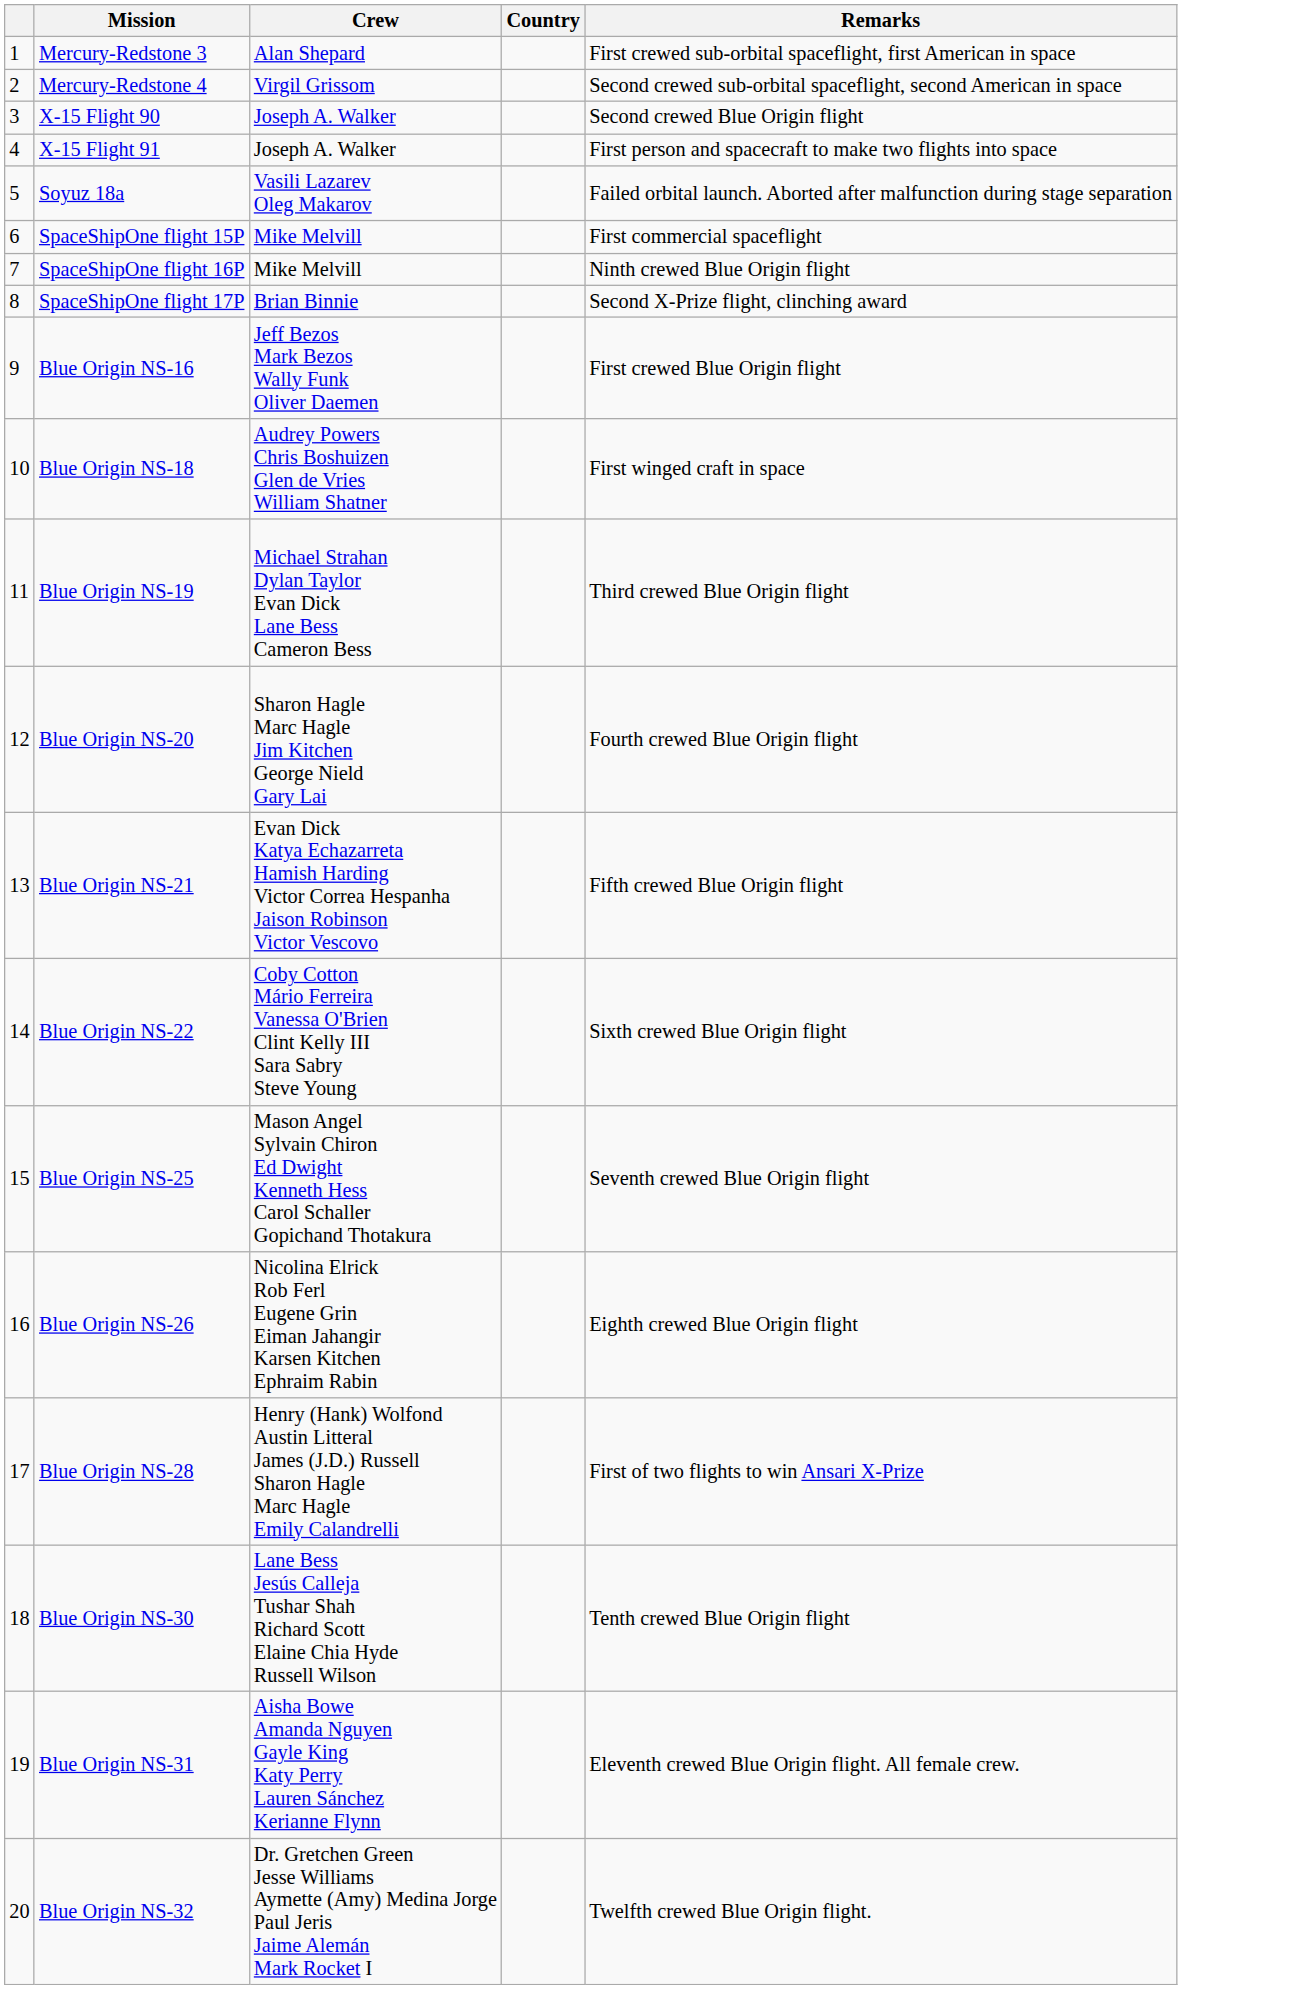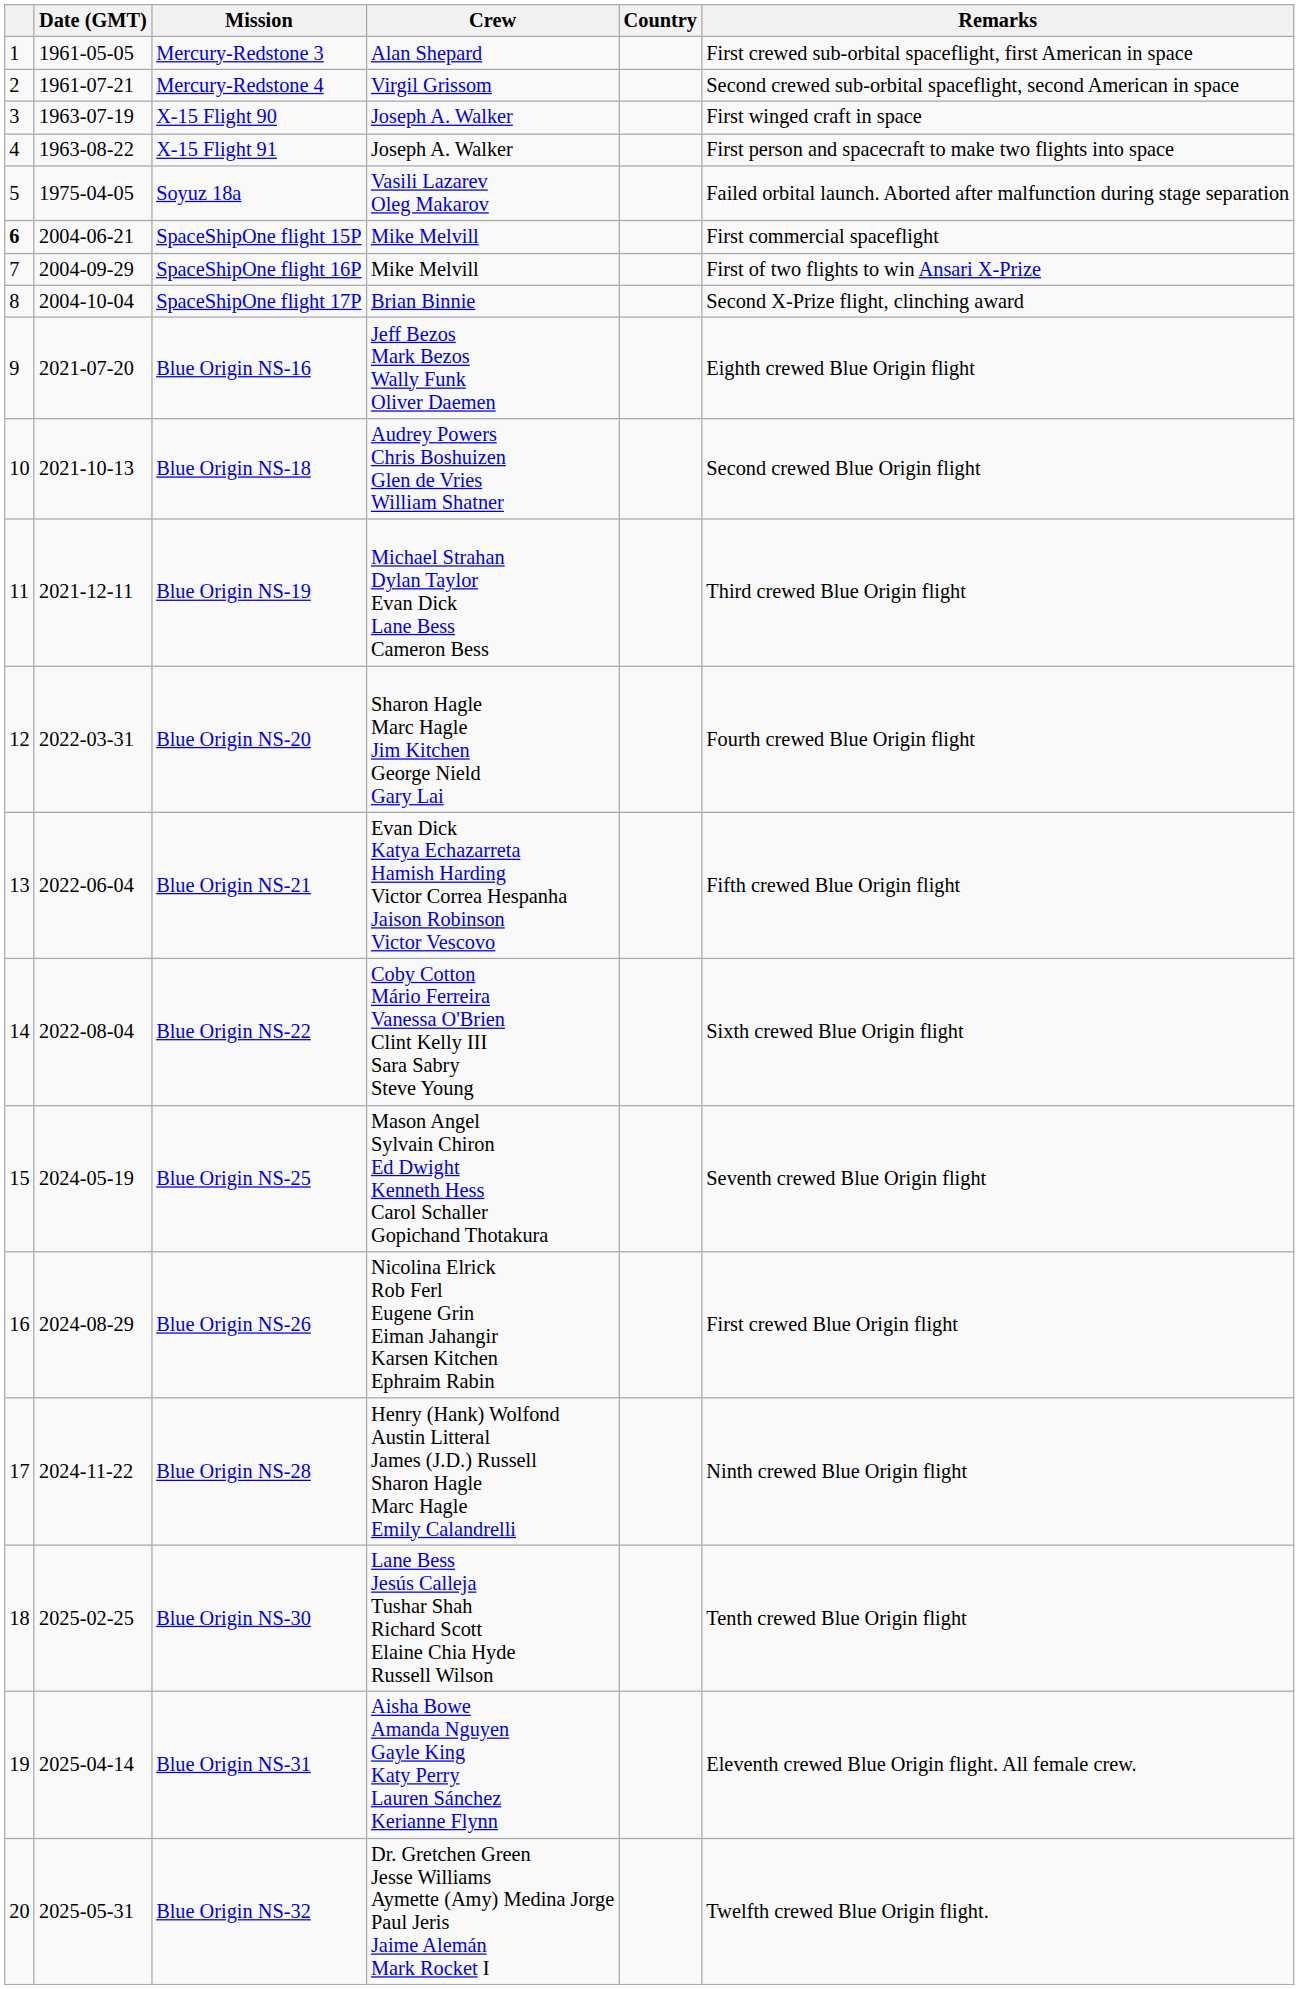+ column: (93, 20)
(726, 117) Second crewed Blue Origin flight -> (814, 117) First winged craft in space
(14, 236) normal -> (14, 236) bold
(720, 269) Ninth crewed Blue Origin flight -> (874, 269) First of two flights to win Ansari X-Prize
(715, 367) First crewed Blue Origin flight -> (841, 367) Eighth crewed Blue Origin flight
(697, 468) First winged craft in space -> (843, 468) Second crewed Blue Origin flight
(723, 1324) Eighth crewed Blue Origin flight -> (832, 1324) First crewed Blue Origin flight
(757, 1471) First of two flights to win Ansari X-Prize -> (837, 1471) Ninth crewed Blue Origin flight
